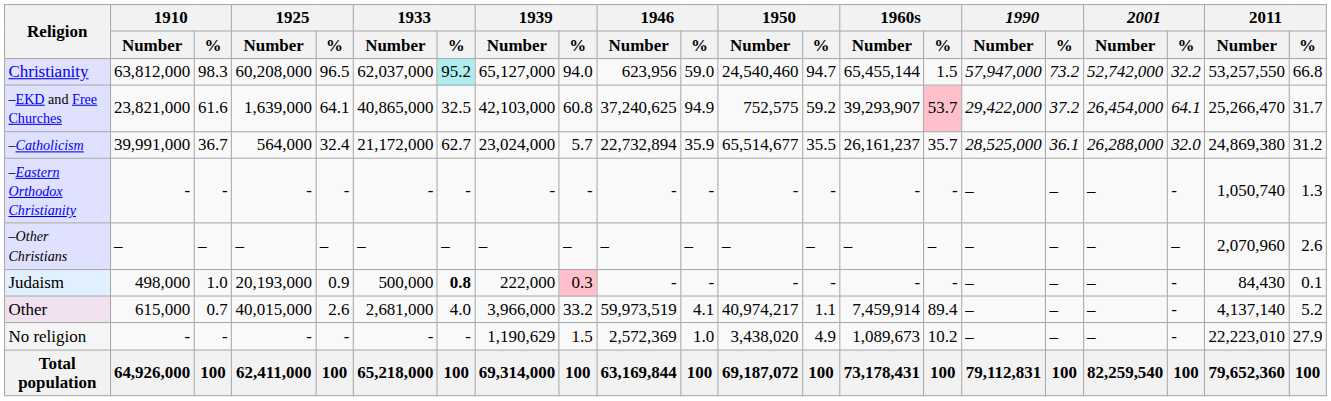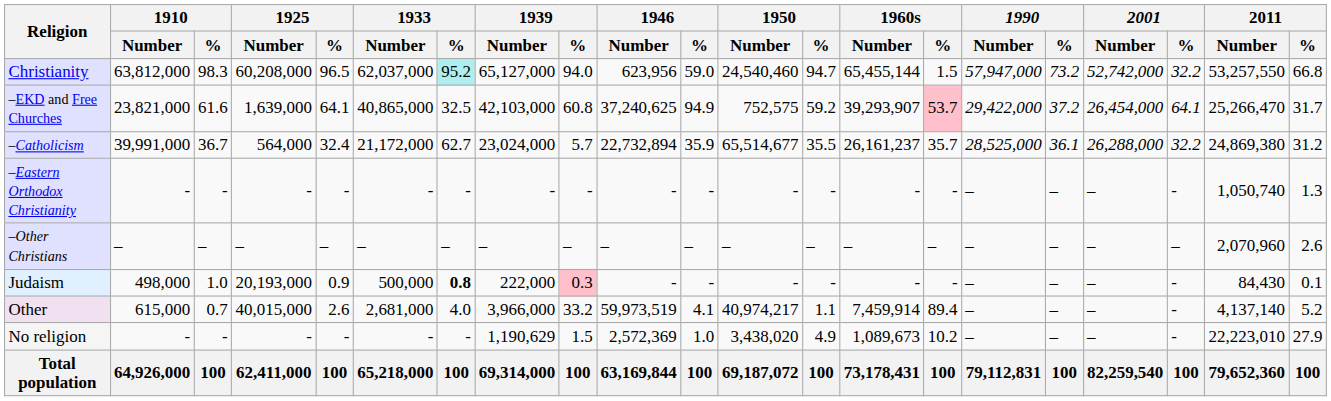(1186, 144) 32.0 -> (1186, 144) 32.2
